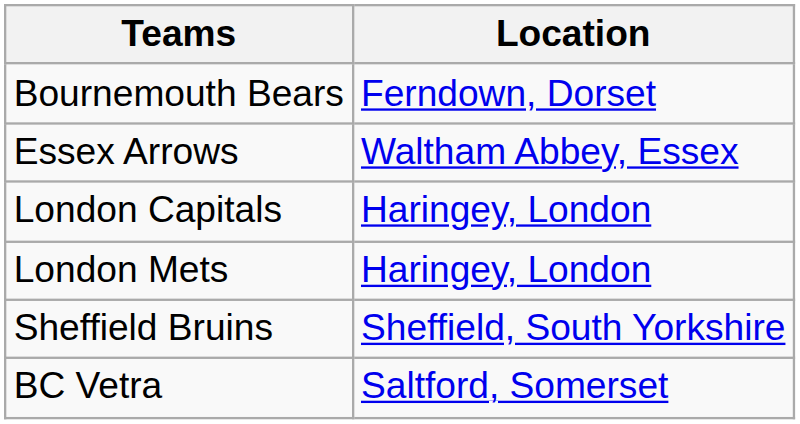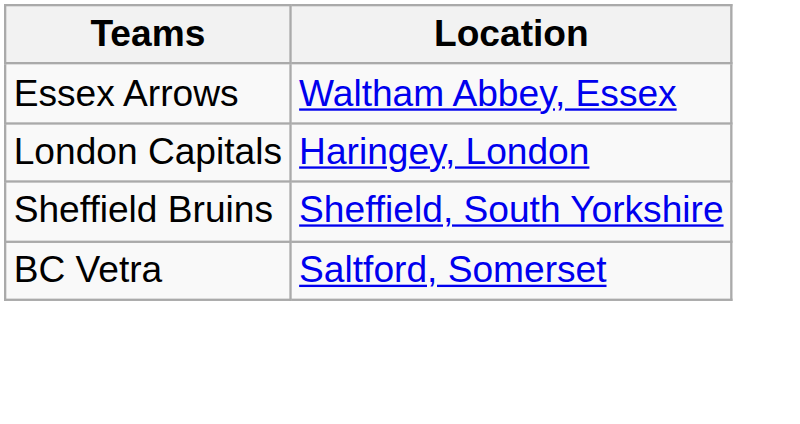- row: (179, 92)
- row: (121, 269)
